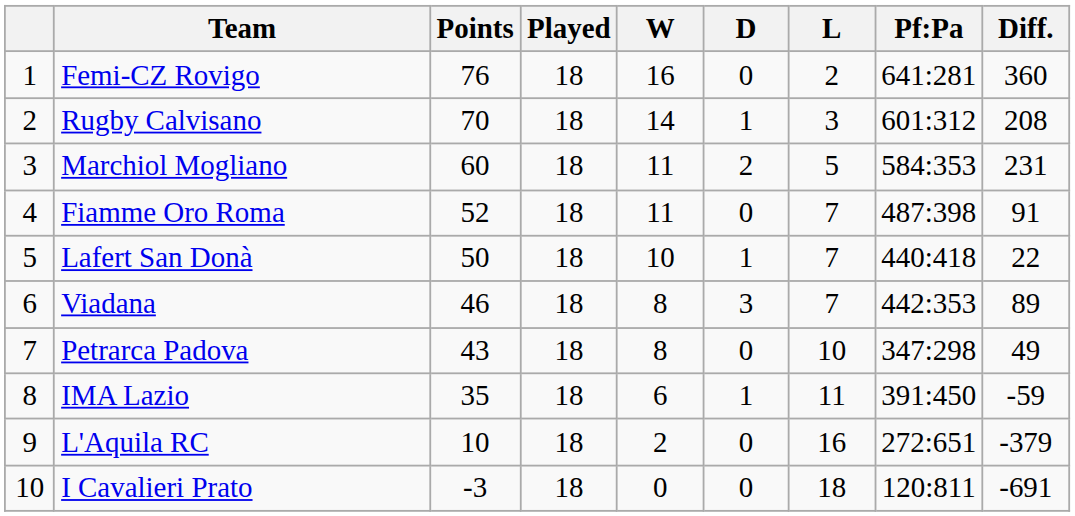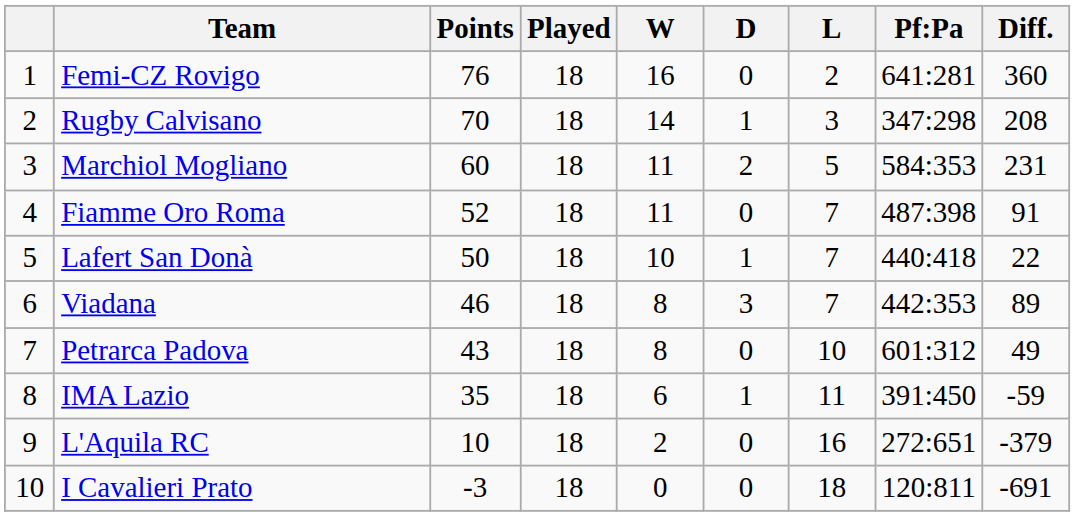(929, 120) 601:312 -> (929, 120) 347:298
(929, 349) 347:298 -> (929, 349) 601:312
